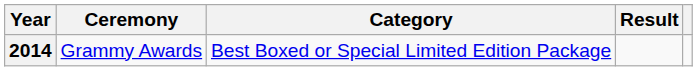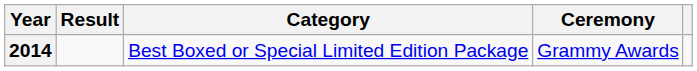columns swapped: (131, 19) <-> (649, 19)
